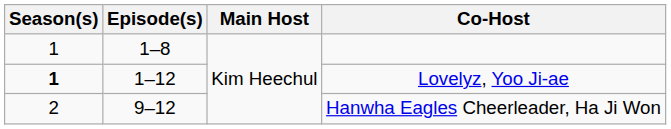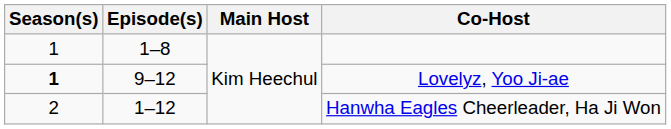(155, 78) 1–12 -> (155, 78) 9–12
(155, 108) 9–12 -> (155, 108) 1–12
